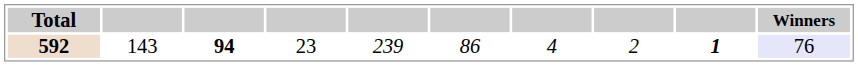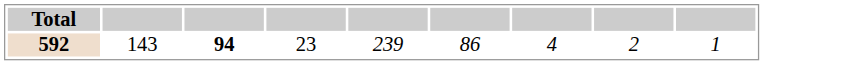- column: (804, 20)
(716, 46) bold -> (716, 44) normal
